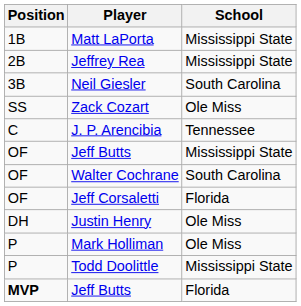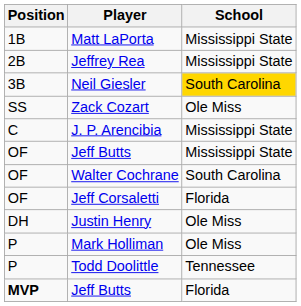(233, 84) no background -> (233, 84) gold background
(220, 130) Tennessee -> (239, 130) Mississippi State
(239, 267) Mississippi State -> (220, 267) Tennessee
